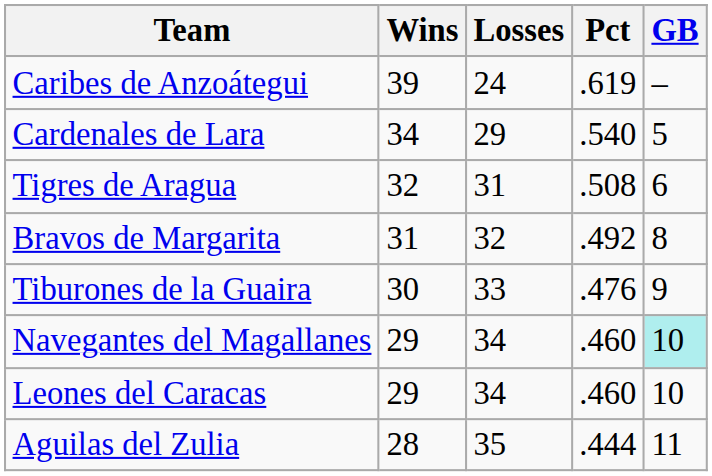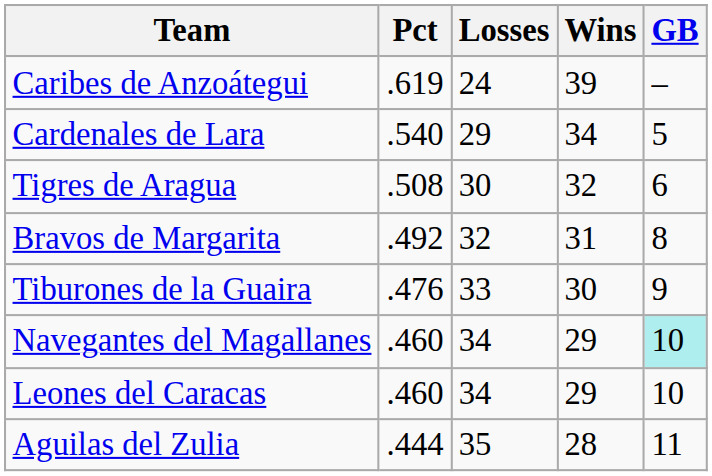columns swapped: (422, 30) <-> (608, 30)
(490, 185) 31 -> (475, 185) 30
